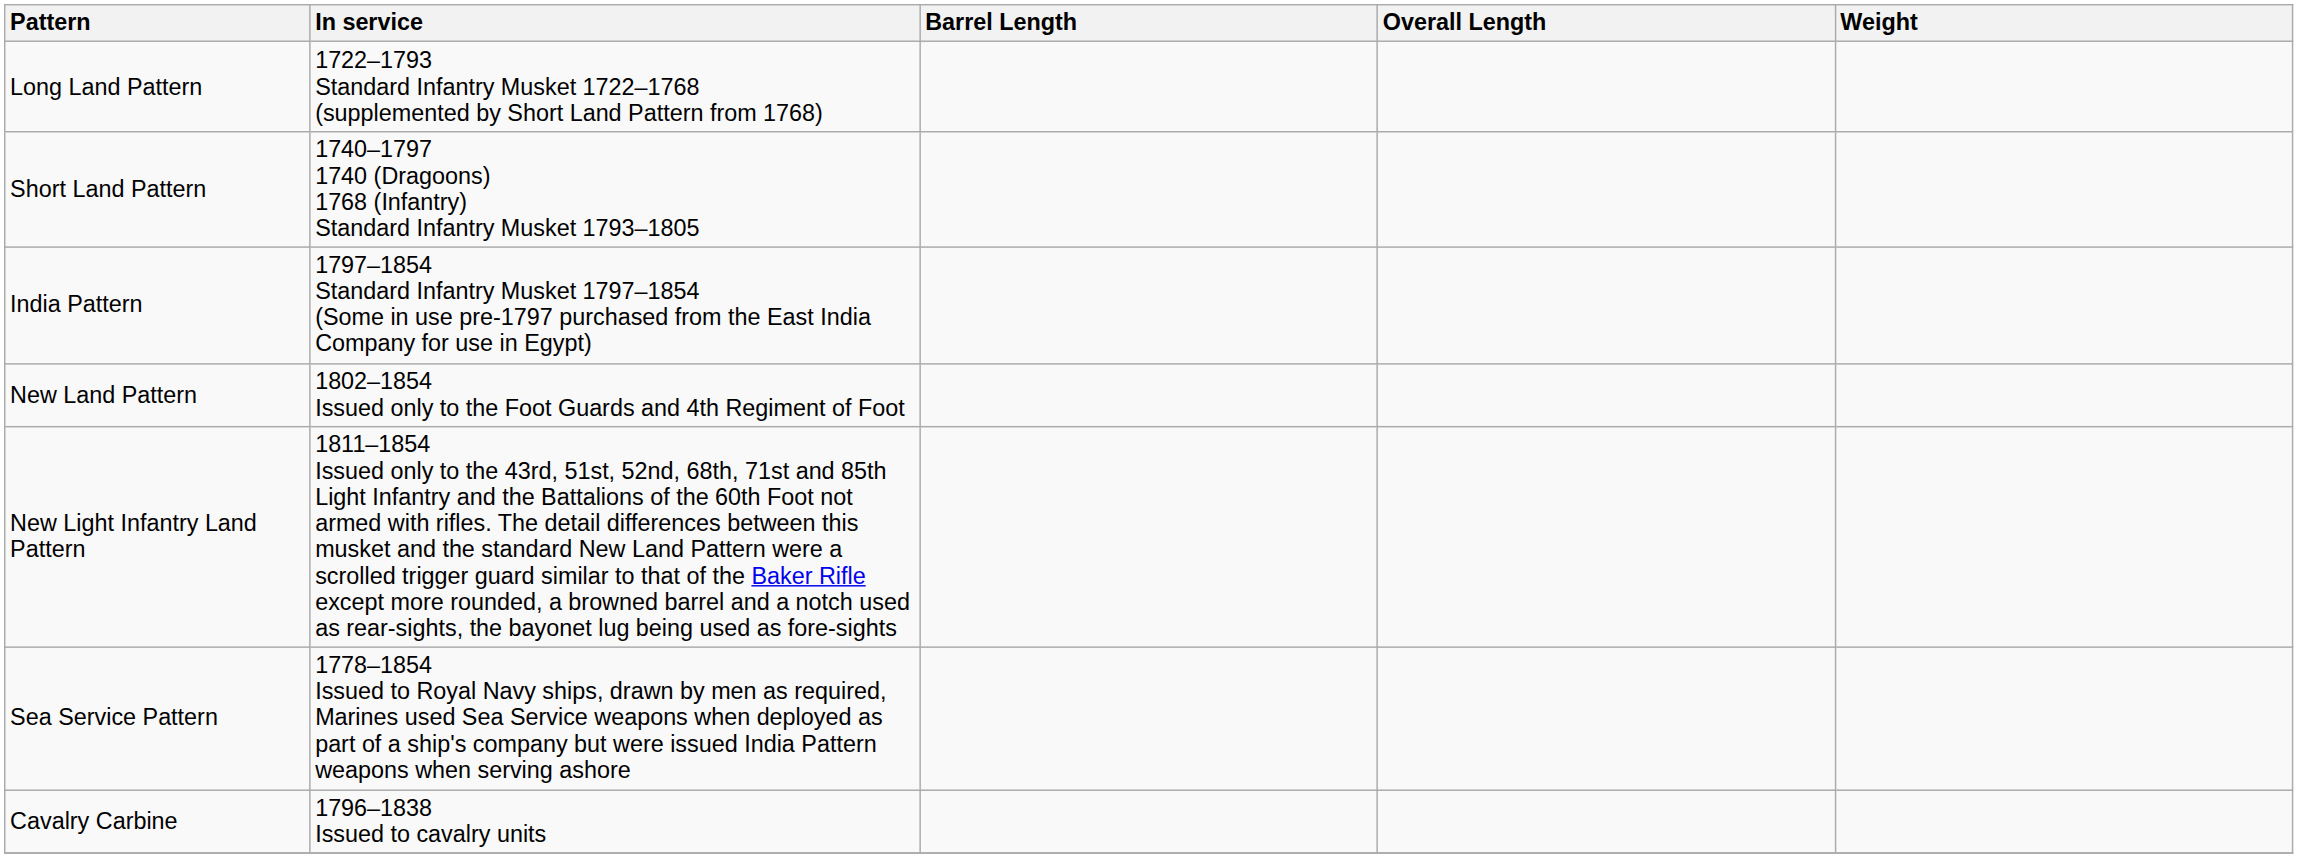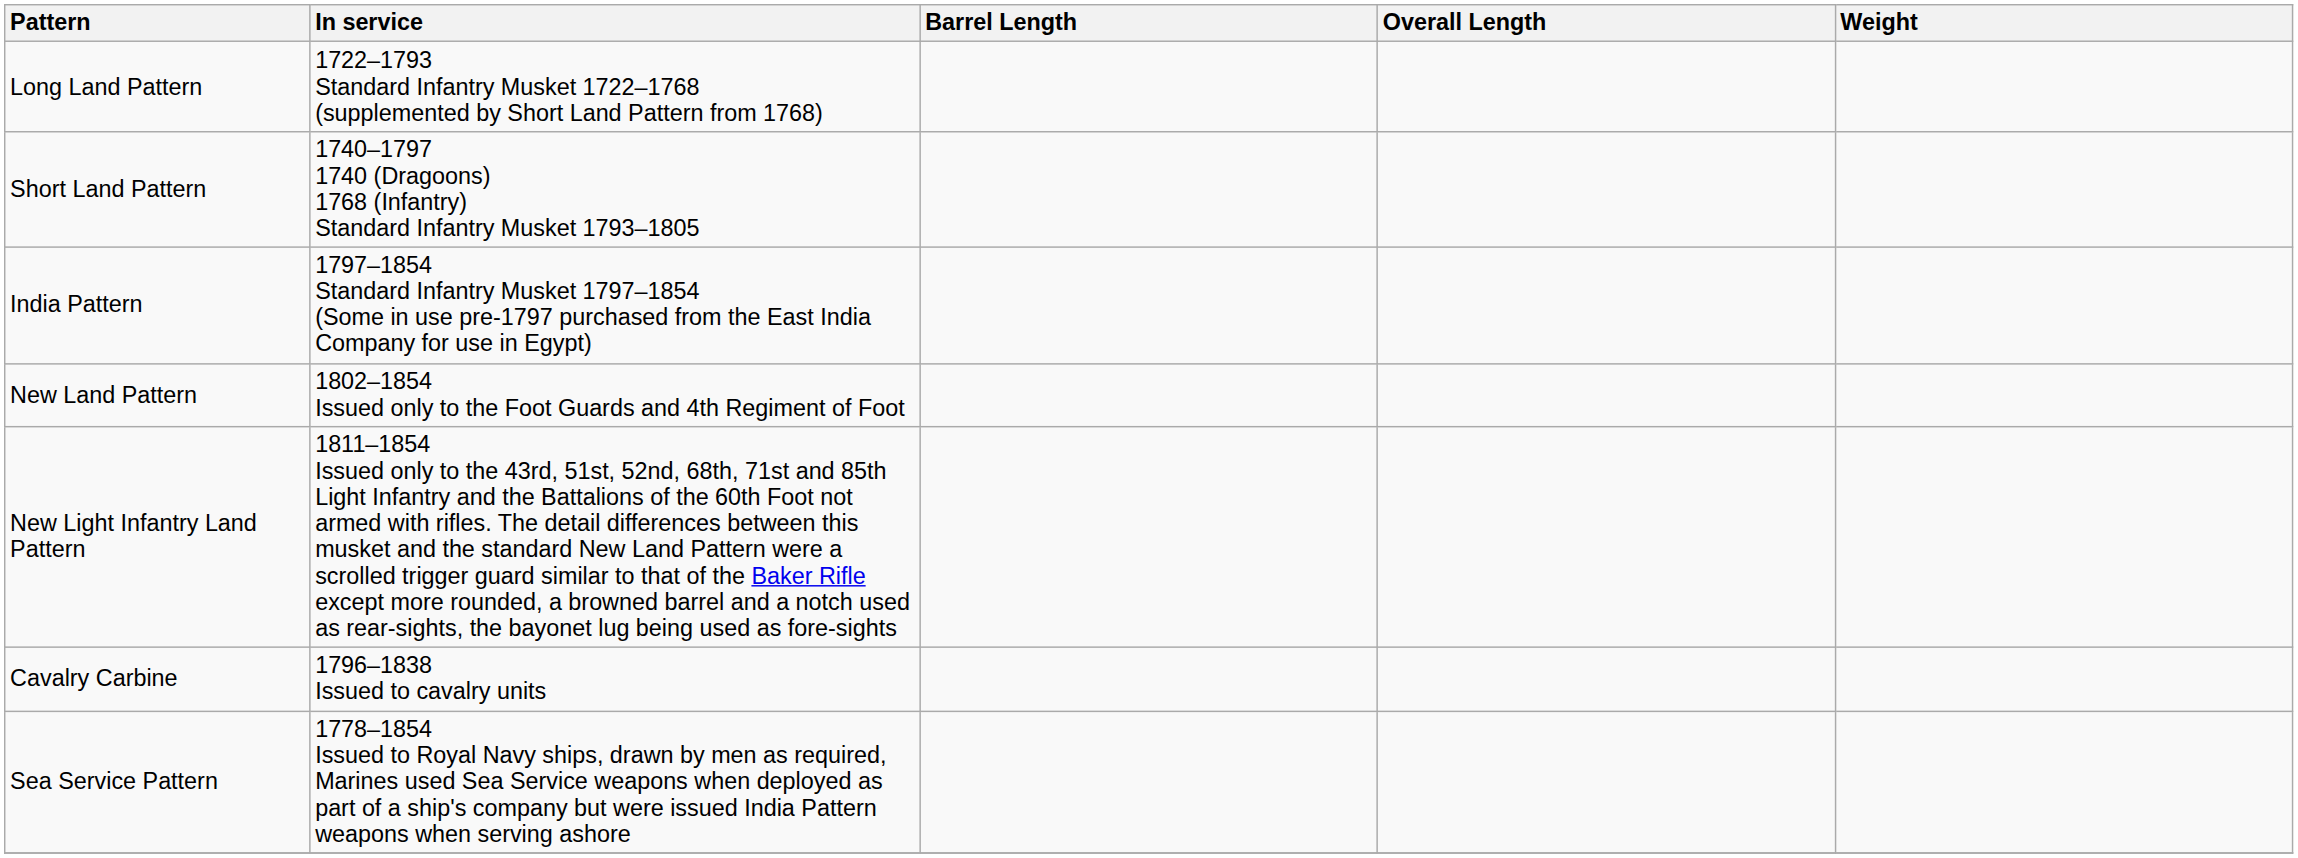rows swapped: (94, 821) <-> (114, 718)
